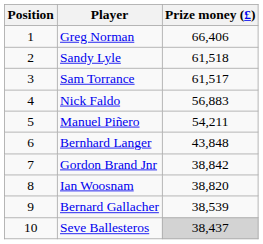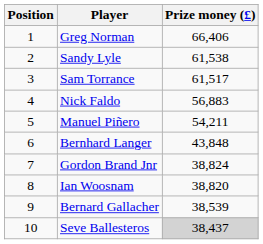(210, 57) 61,518 -> (210, 57) 61,538
(210, 164) 38,842 -> (210, 164) 38,824
